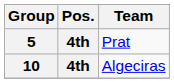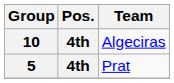rows swapped: (31, 41) <-> (31, 66)
